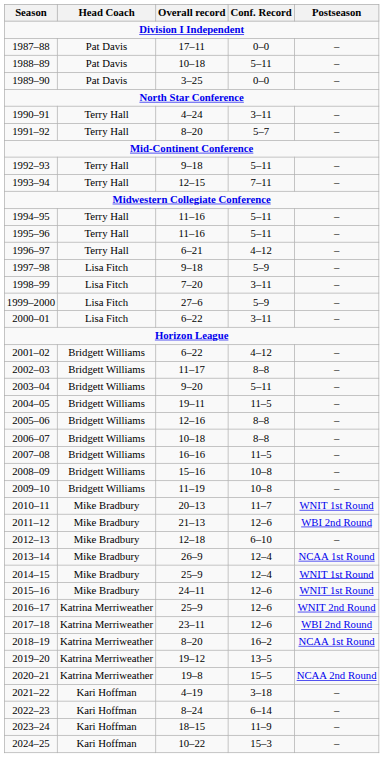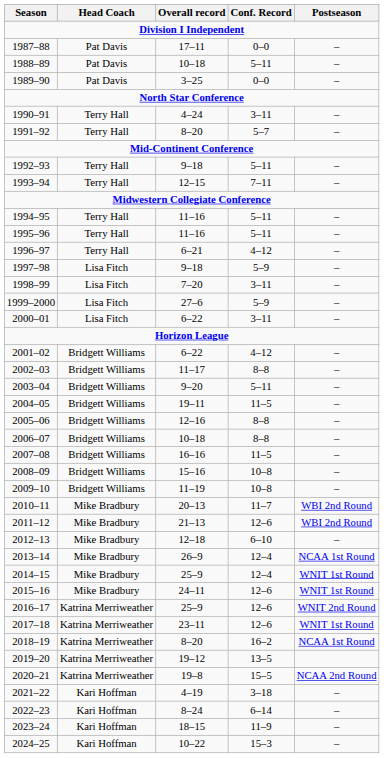(337, 506) WNIT 1st Round -> (337, 506) WBI 2nd Round
(337, 625) WBI 2nd Round -> (337, 625) WNIT 1st Round
